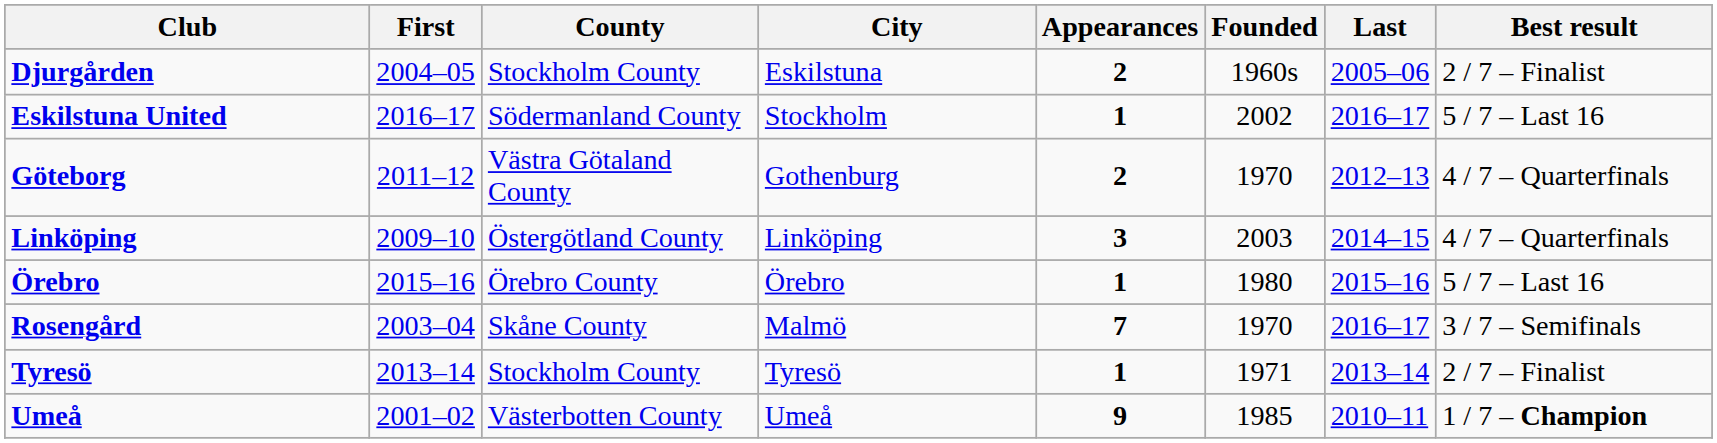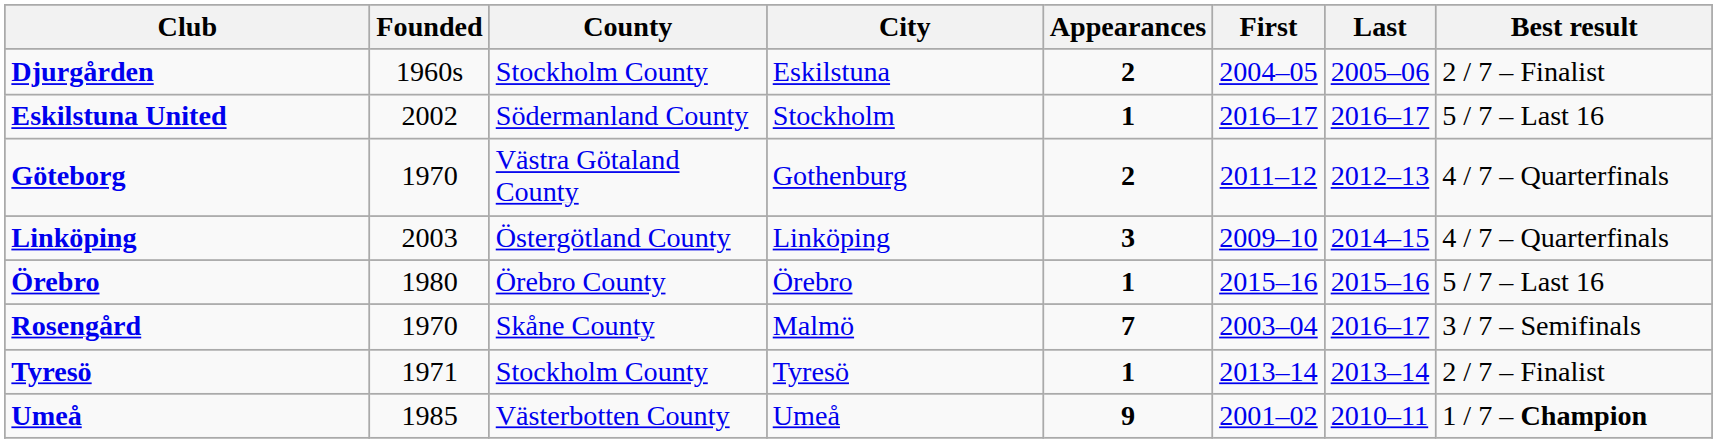columns swapped: (1264, 26) <-> (426, 26)
